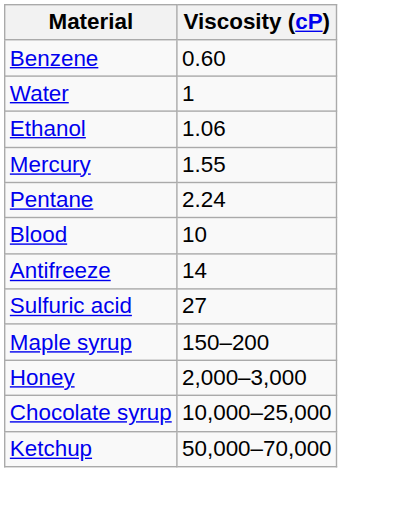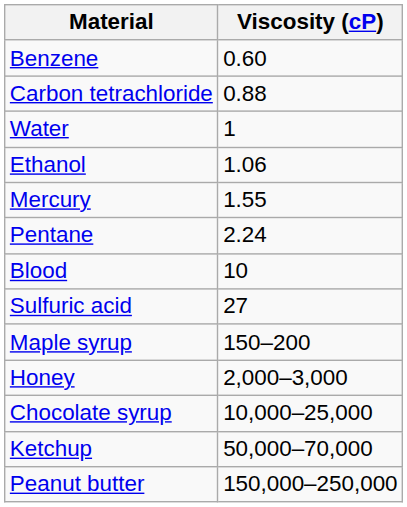+ row: (111, 93)
- row: (60, 270)
+ row: (77, 484)
